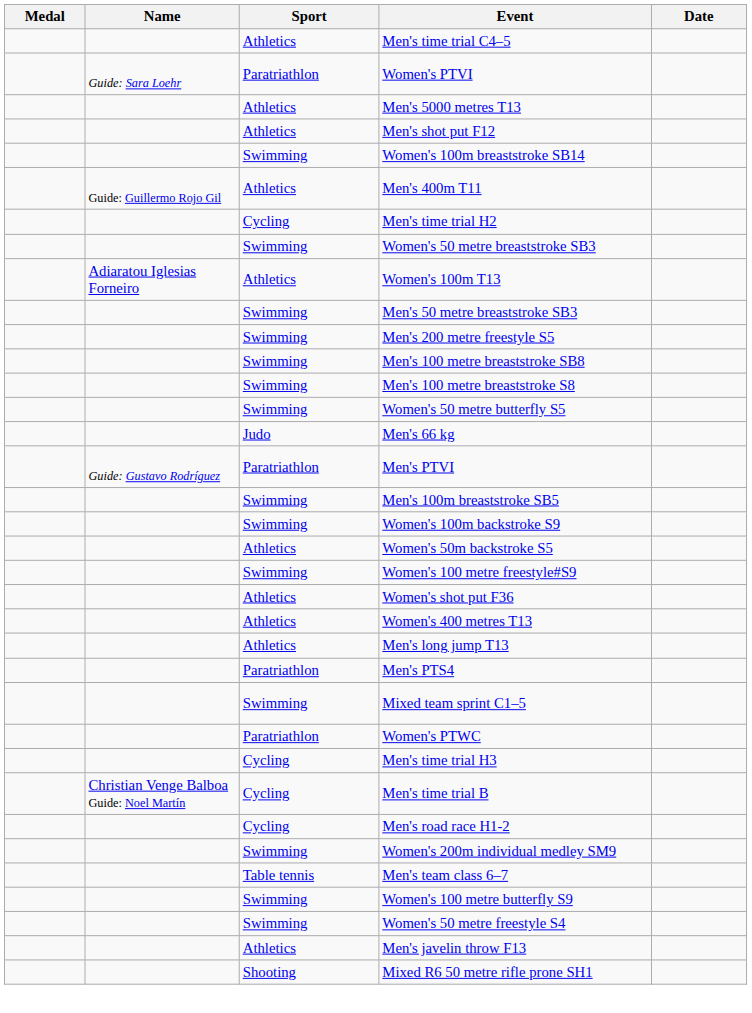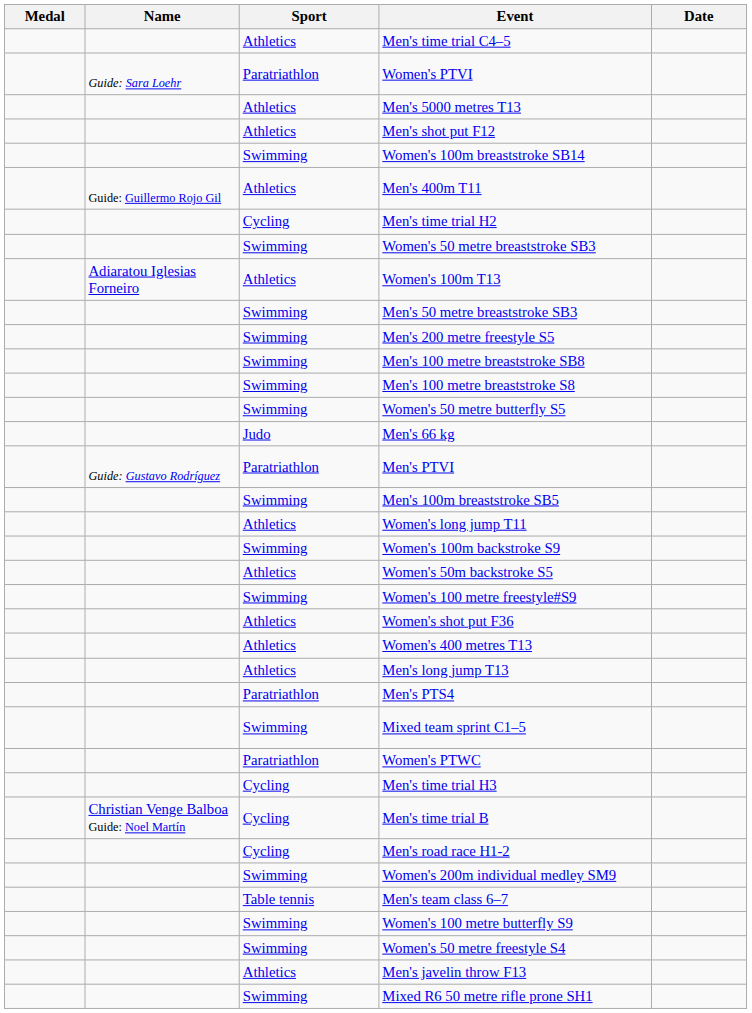+ row: (454, 524)
(269, 972) Shooting -> (275, 996) Swimming
